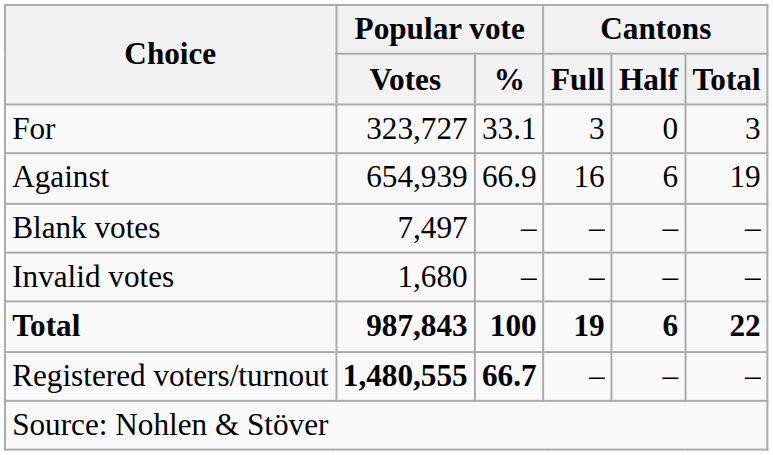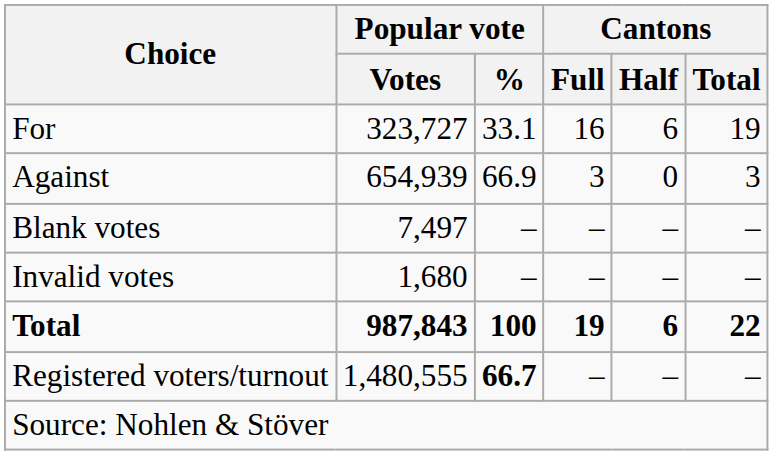(597, 128) 3 -> (589, 128) 16
(670, 128) 0 -> (670, 128) 6
(753, 128) 3 -> (745, 128) 19
(589, 177) 16 -> (597, 177) 3
(670, 177) 6 -> (670, 177) 0
(745, 177) 19 -> (753, 177) 3
(405, 375) bold -> (405, 375) normal
